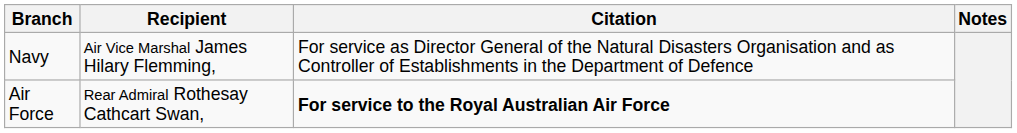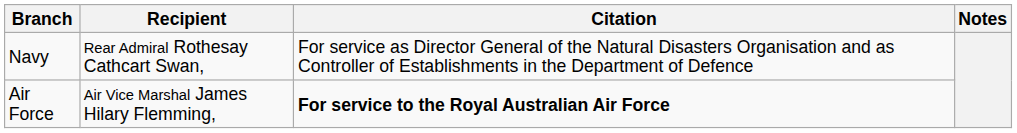(165, 56) Air Vice Marshal James Hilary Flemming, -> (166, 56) Rear Admiral Rothesay Cathcart Swan,
(166, 104) Rear Admiral Rothesay Cathcart Swan, -> (165, 104) Air Vice Marshal James Hilary Flemming,
